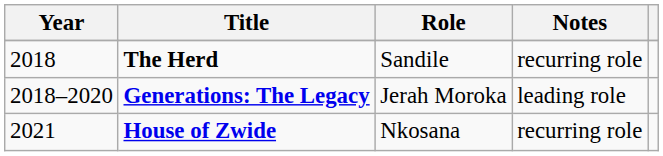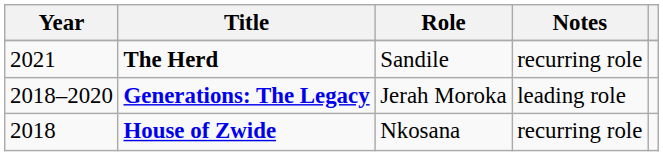(33, 58) 2018 -> (33, 58) 2021
(33, 131) 2021 -> (33, 131) 2018
